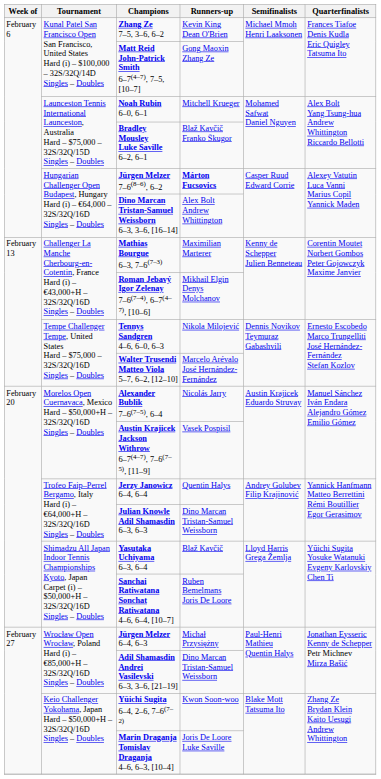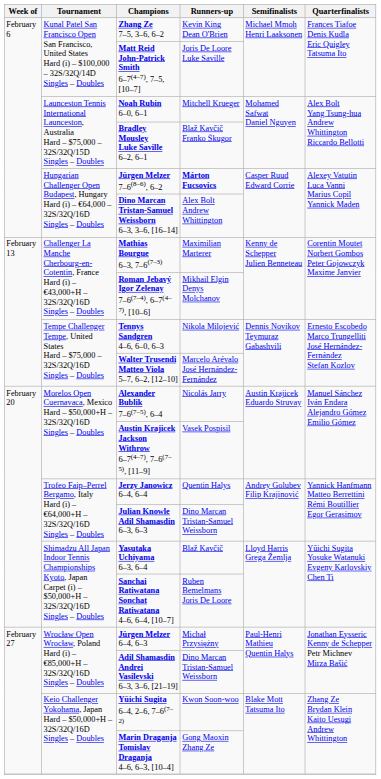(205, 52) Gong Maoxin Zhang Ze -> (207, 52) Joris De Loore Luke Saville
(207, 742) Joris De Loore Luke Saville -> (205, 742) Gong Maoxin Zhang Ze
